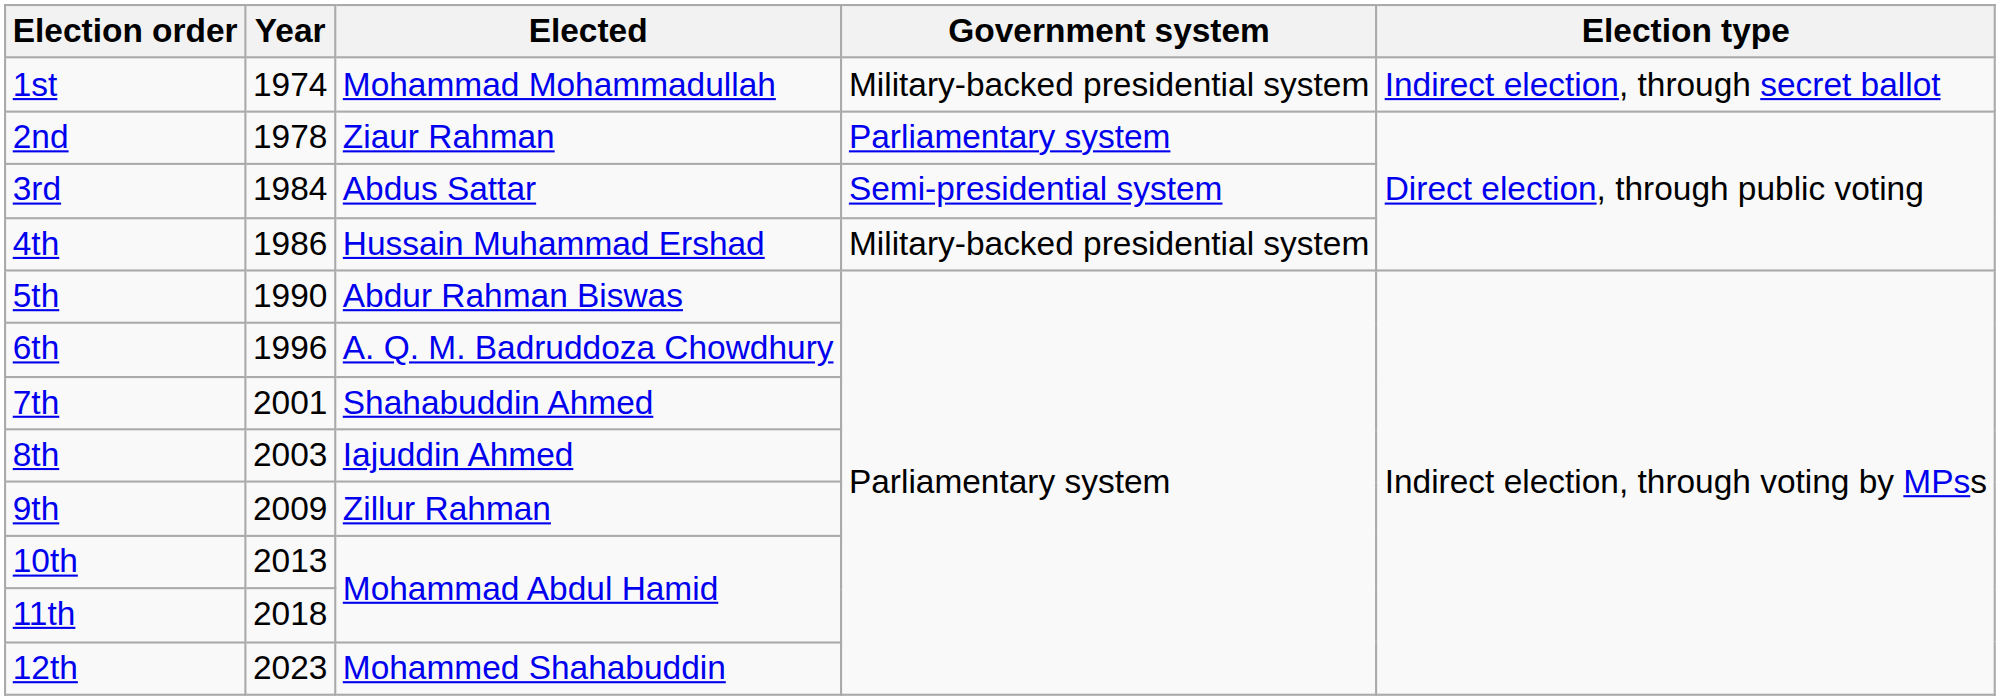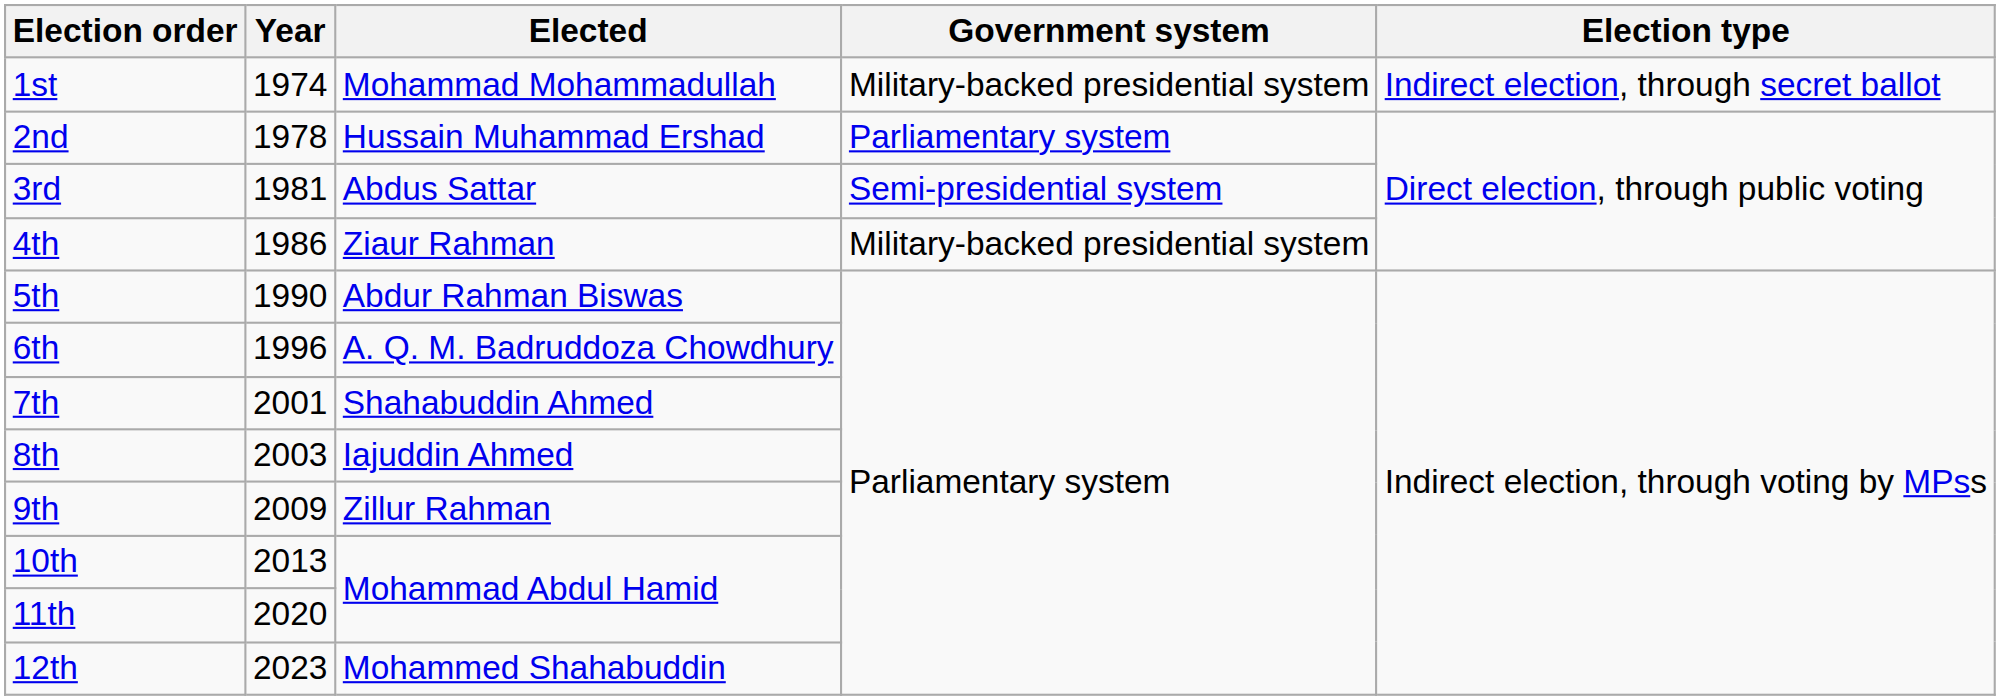(449, 137) Ziaur Rahman -> (554, 137) Hussain Muhammad Ershad
(290, 190) 1984 -> (290, 190) 1981
(554, 243) Hussain Muhammad Ershad -> (449, 243) Ziaur Rahman
(290, 614) 2018 -> (290, 614) 2020
